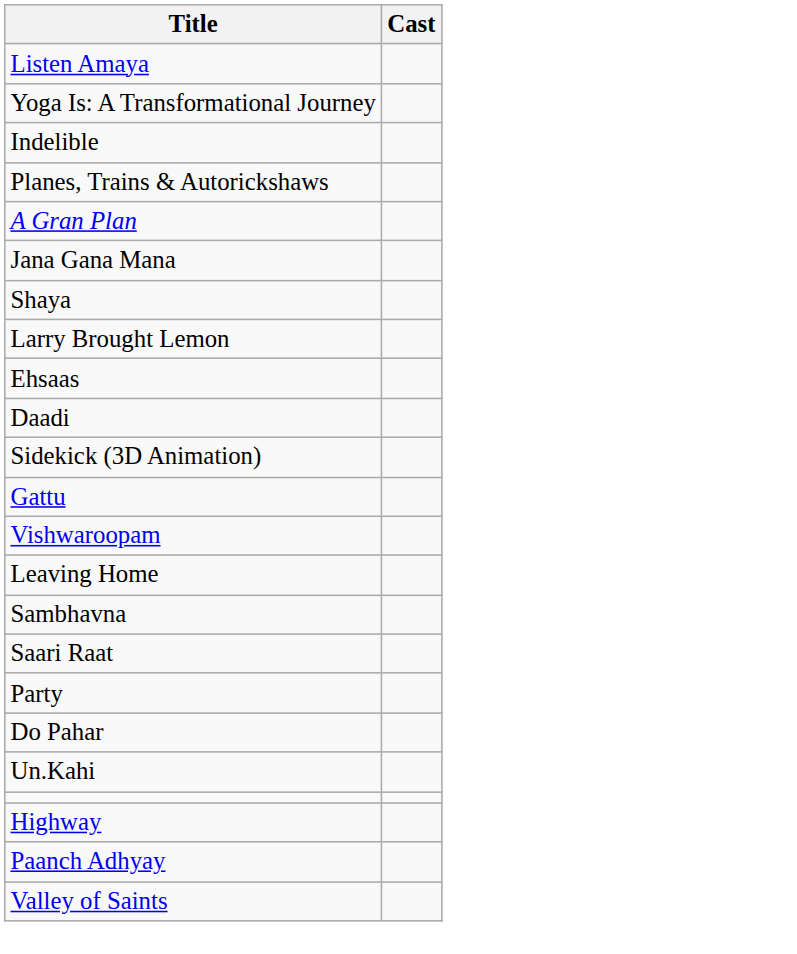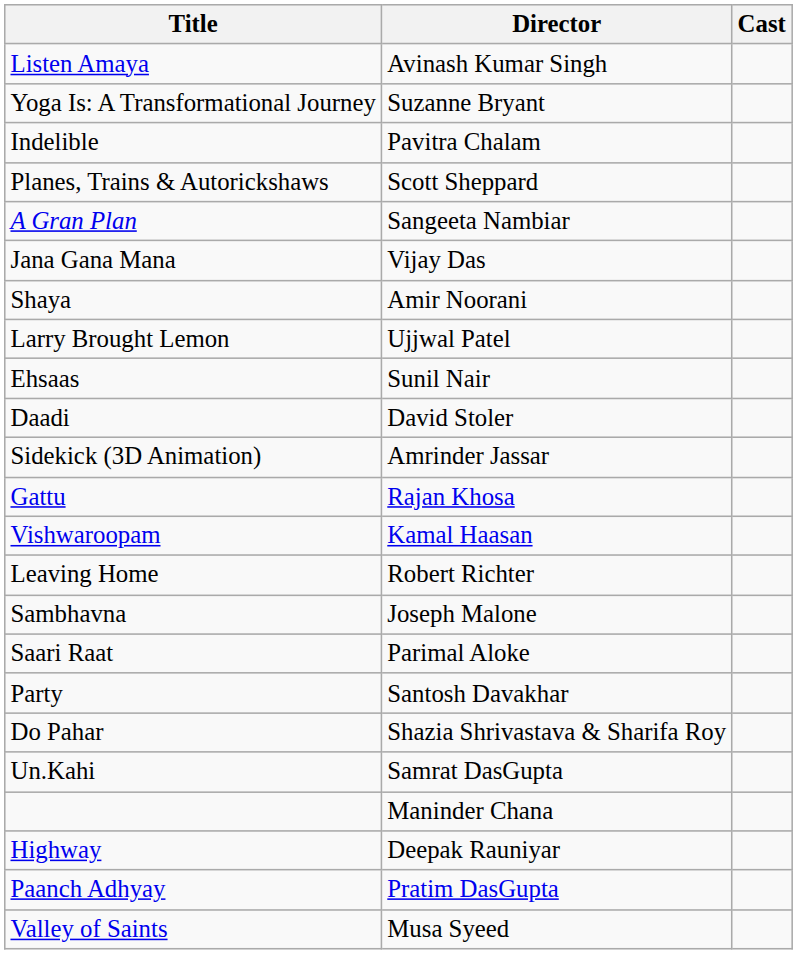+ column: (557, 24)
